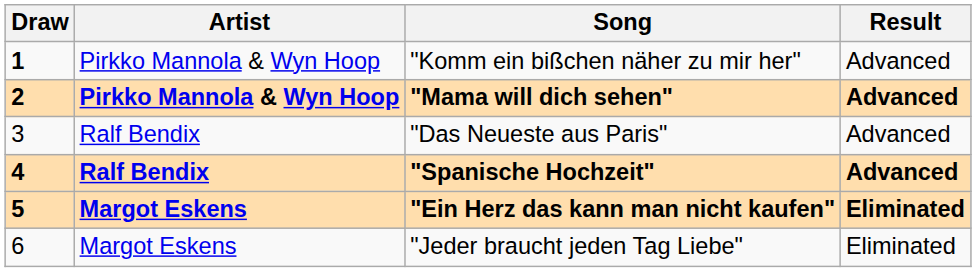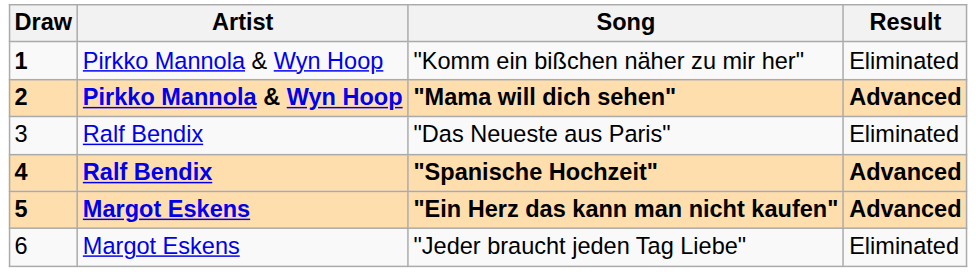(898, 60) Advanced -> (904, 60) Eliminated
(898, 135) Advanced -> (904, 135) Eliminated
(905, 209) Eliminated -> (905, 209) Advanced
